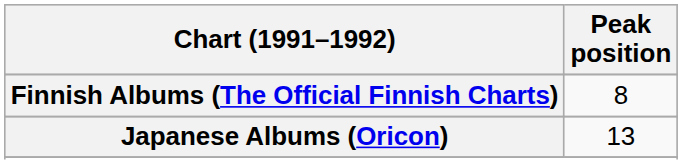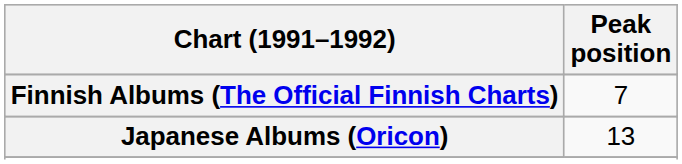(621, 95) 8 -> (621, 95) 7
